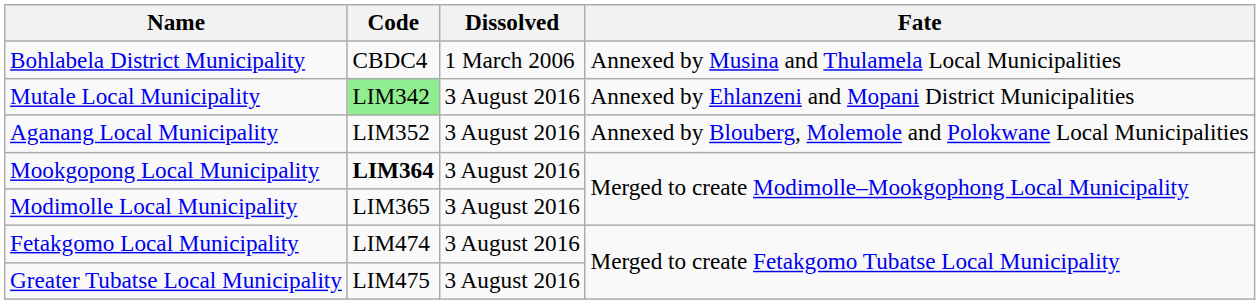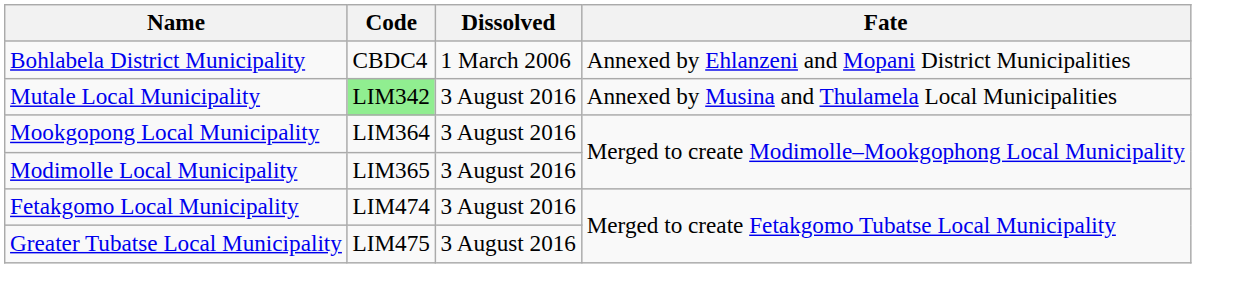(856, 59) Annexed by Musina and Thulamela Local Municipalities -> (859, 59) Annexed by Ehlanzeni and Mopani District Municipalities
(862, 96) Annexed by Ehlanzeni and Mopani District Municipalities -> (852, 96) Annexed by Musina and Thulamela Local Municipalities
- row: (144, 133)
(393, 170) bold -> (391, 133) normal
